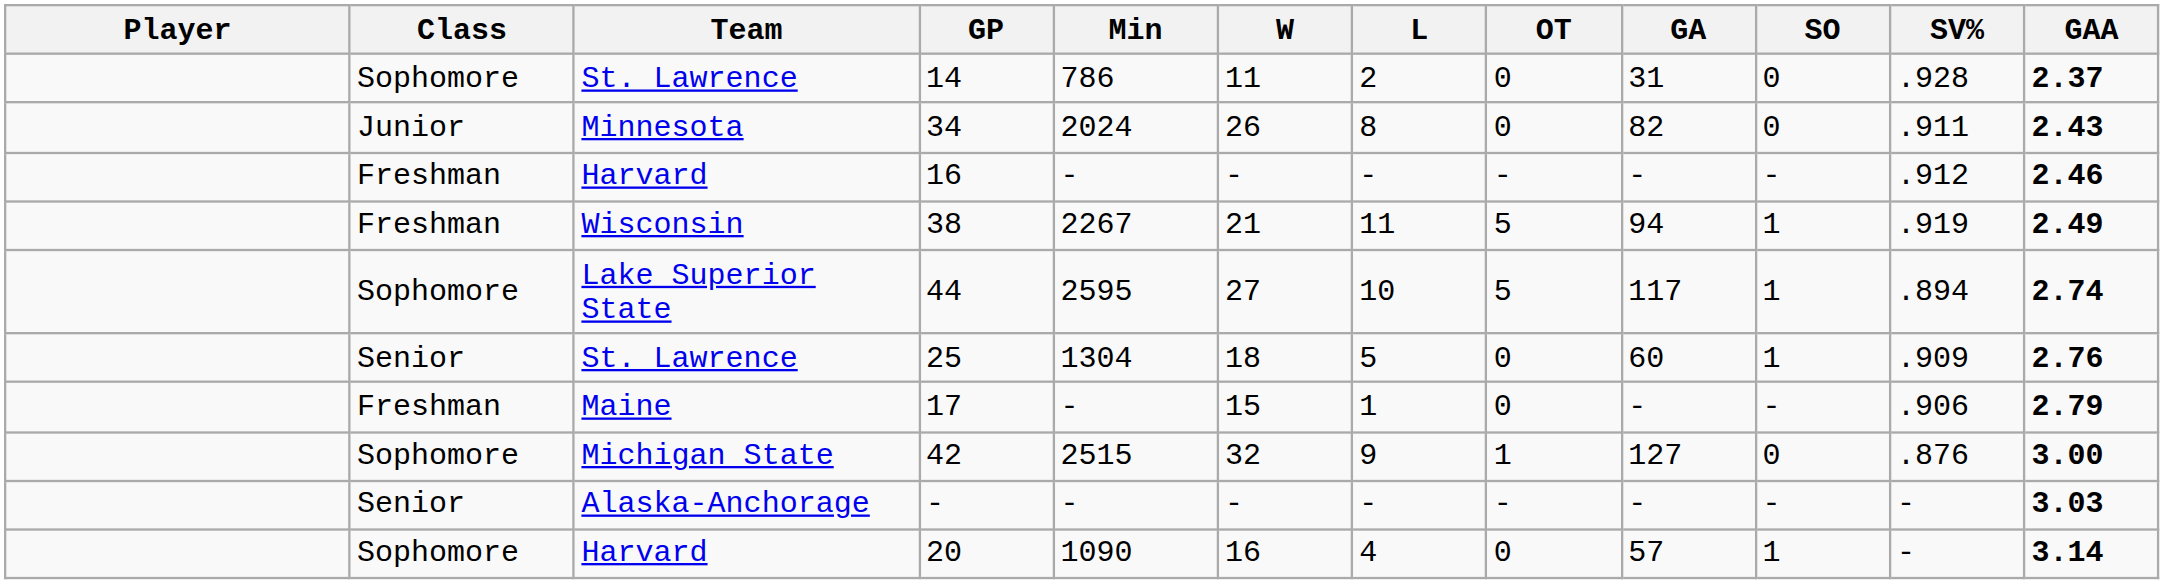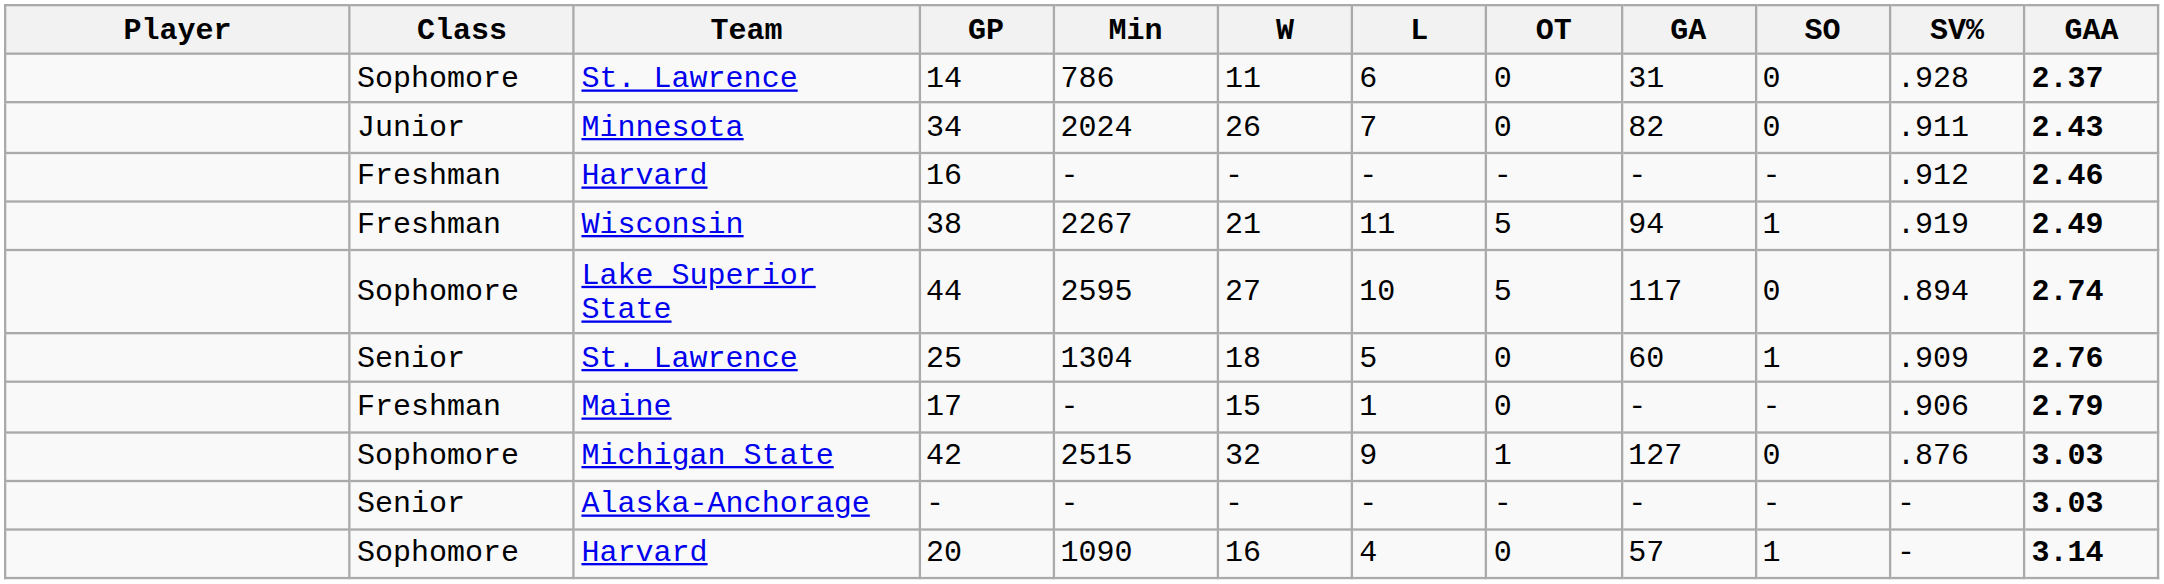(1368, 79) 2 -> (1368, 79) 6
(1368, 128) 8 -> (1368, 128) 7
(1772, 292) 1 -> (1772, 292) 0
(2067, 456) 3.00 -> (2067, 456) 3.03
